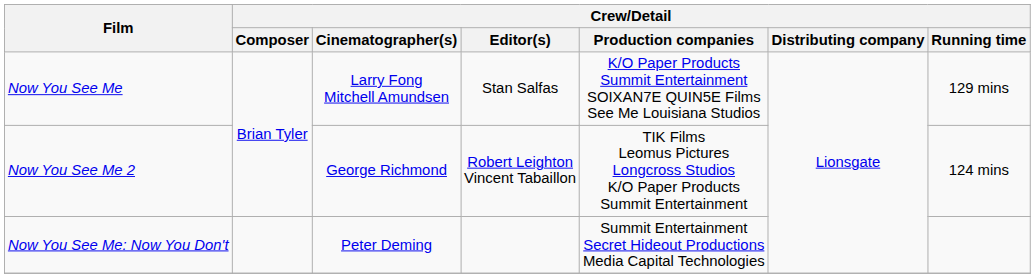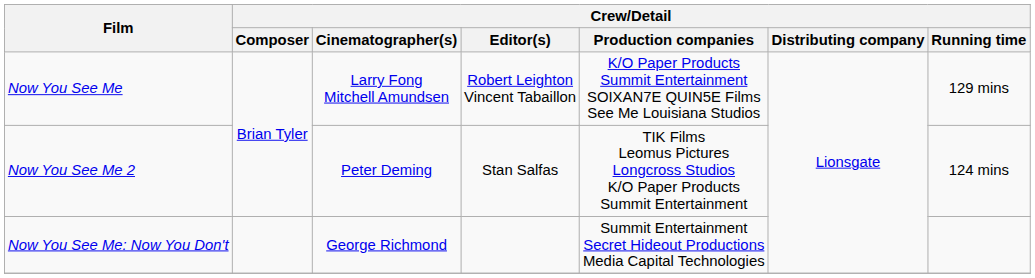(520, 88) Stan Salfas -> (520, 88) Robert Leighton Vincent Tabaillon
(387, 170) George Richmond -> (387, 170) Peter Deming
(520, 170) Robert Leighton Vincent Tabaillon -> (520, 170) Stan Salfas
(387, 244) Peter Deming -> (387, 244) George Richmond
